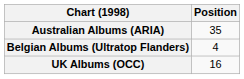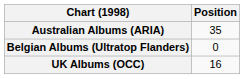(215, 47) 4 -> (215, 47) 0
